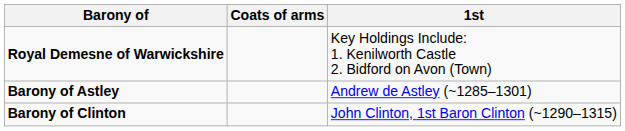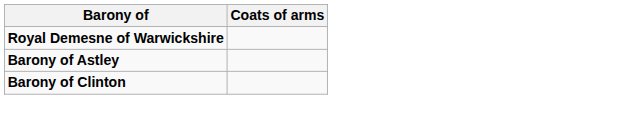- column: (474, 15)
